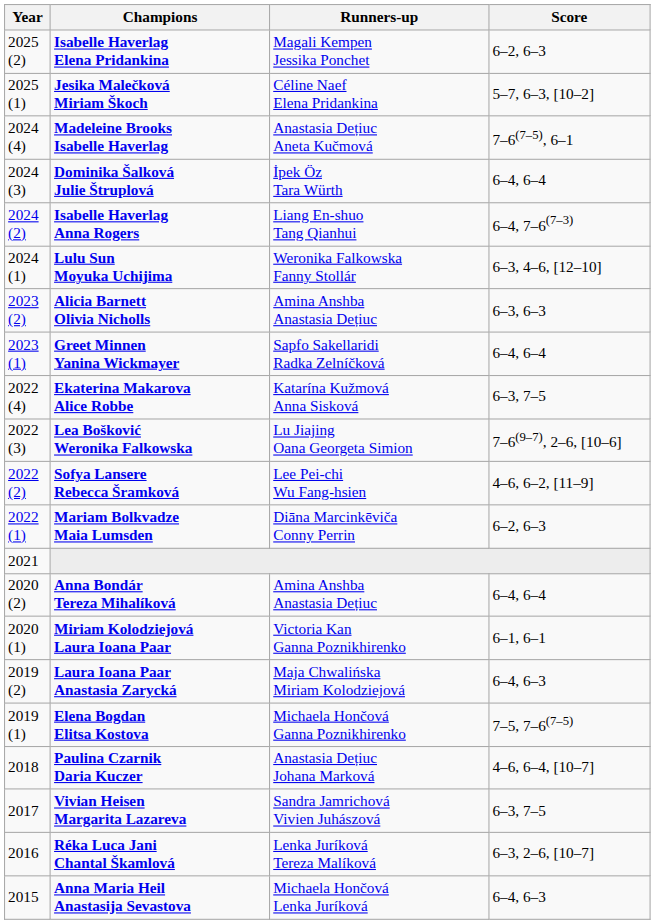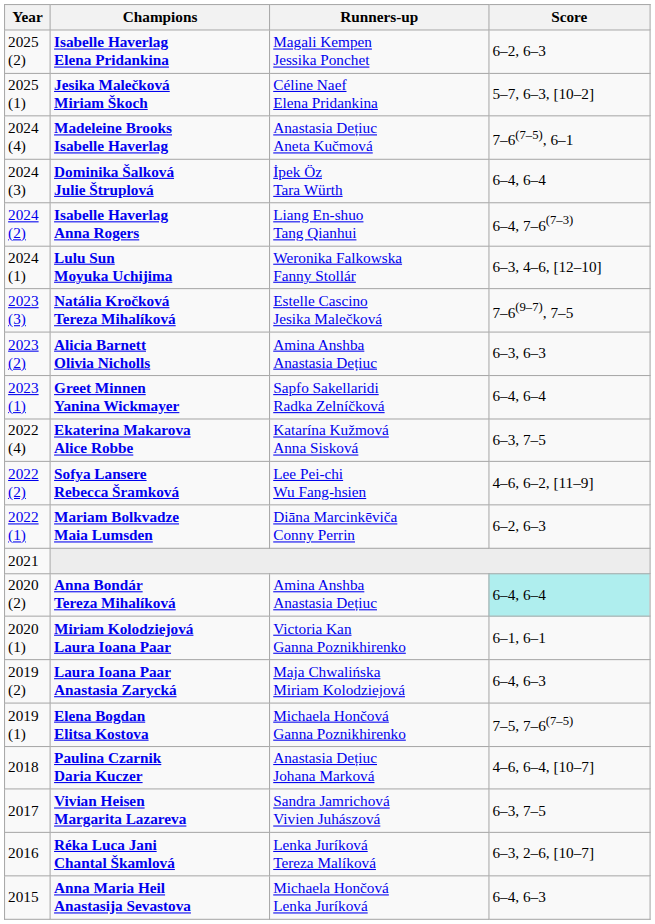+ row: (115, 310)
- row: (123, 440)
(519, 595) no background -> (519, 595) paleturquoise background
